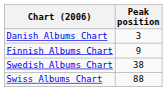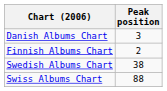(138, 51) 9 -> (138, 51) 2
